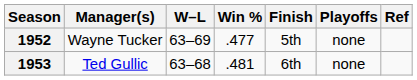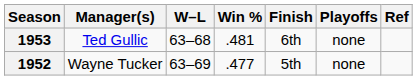rows swapped: (34, 40) <-> (34, 64)
